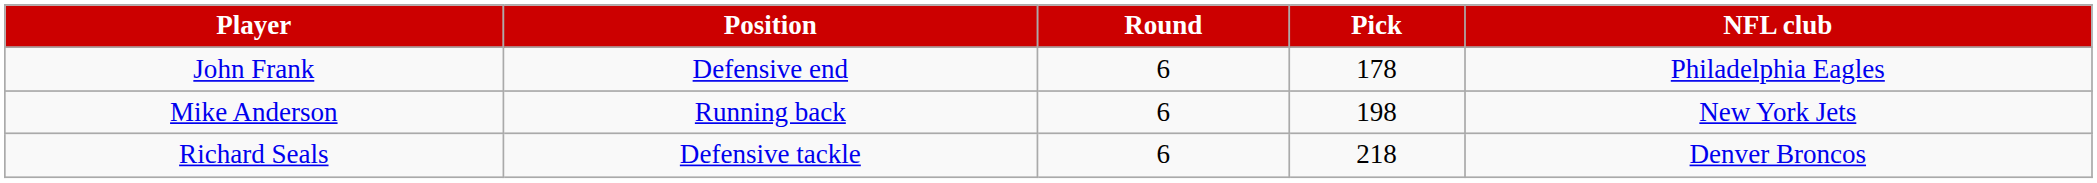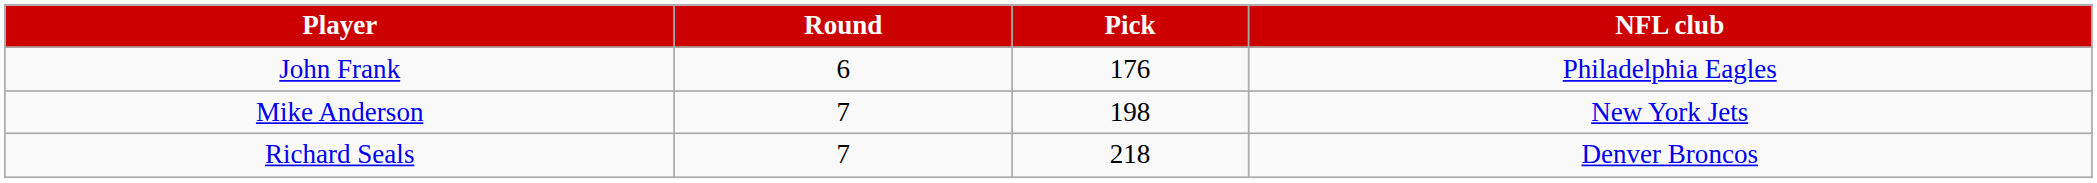- column: (770, 25)
(1377, 68) 178 -> (1130, 68) 176
(1163, 111) 6 -> (843, 111) 7
(1163, 154) 6 -> (843, 154) 7
